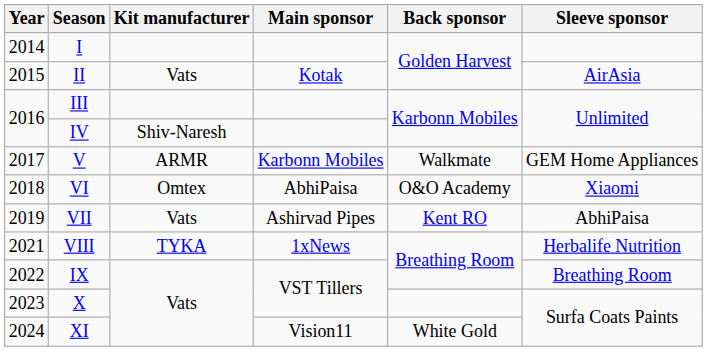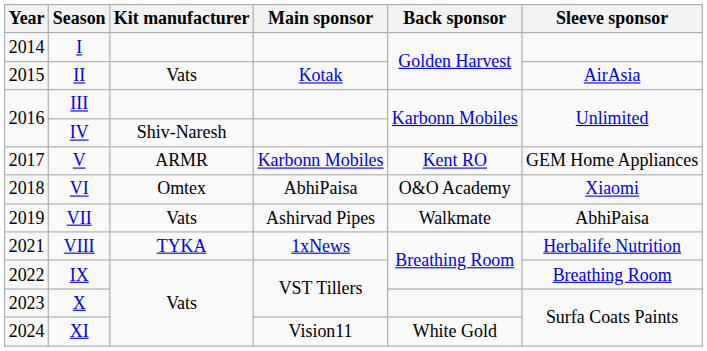(455, 160) Walkmate -> (455, 160) Kent RO
(455, 217) Kent RO -> (455, 217) Walkmate
